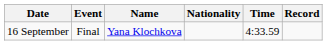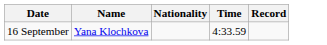- column: (88, 13)
